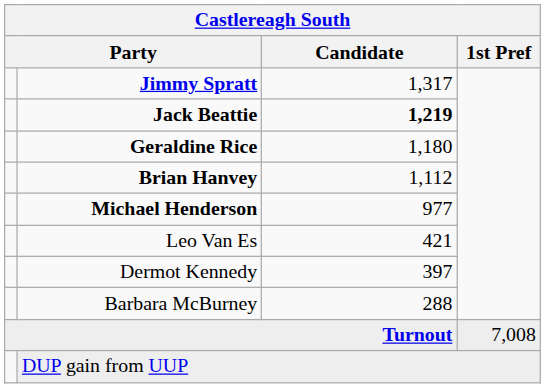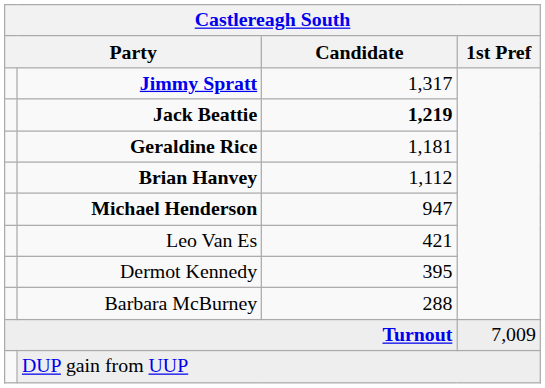(430, 146) 1,180 -> (430, 146) 1,181
(437, 209) 977 -> (437, 209) 947
(437, 271) 397 -> (437, 271) 395
(514, 334) 7,008 -> (514, 334) 7,009
